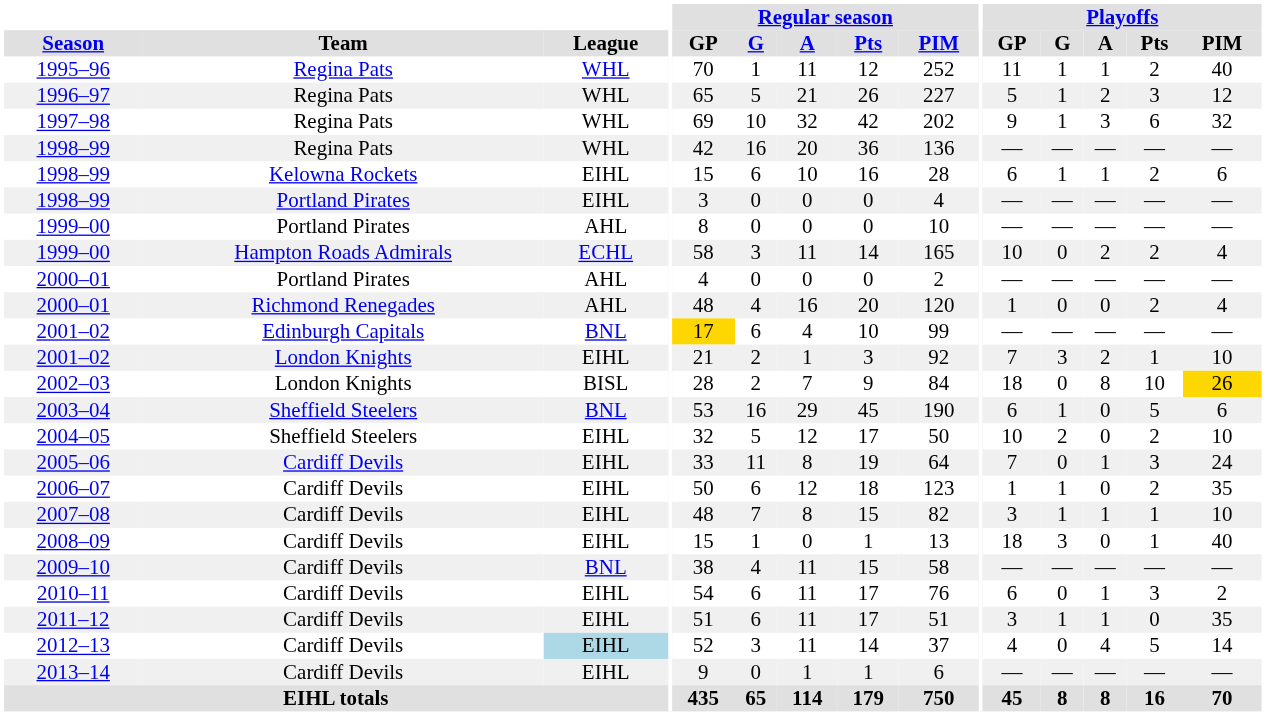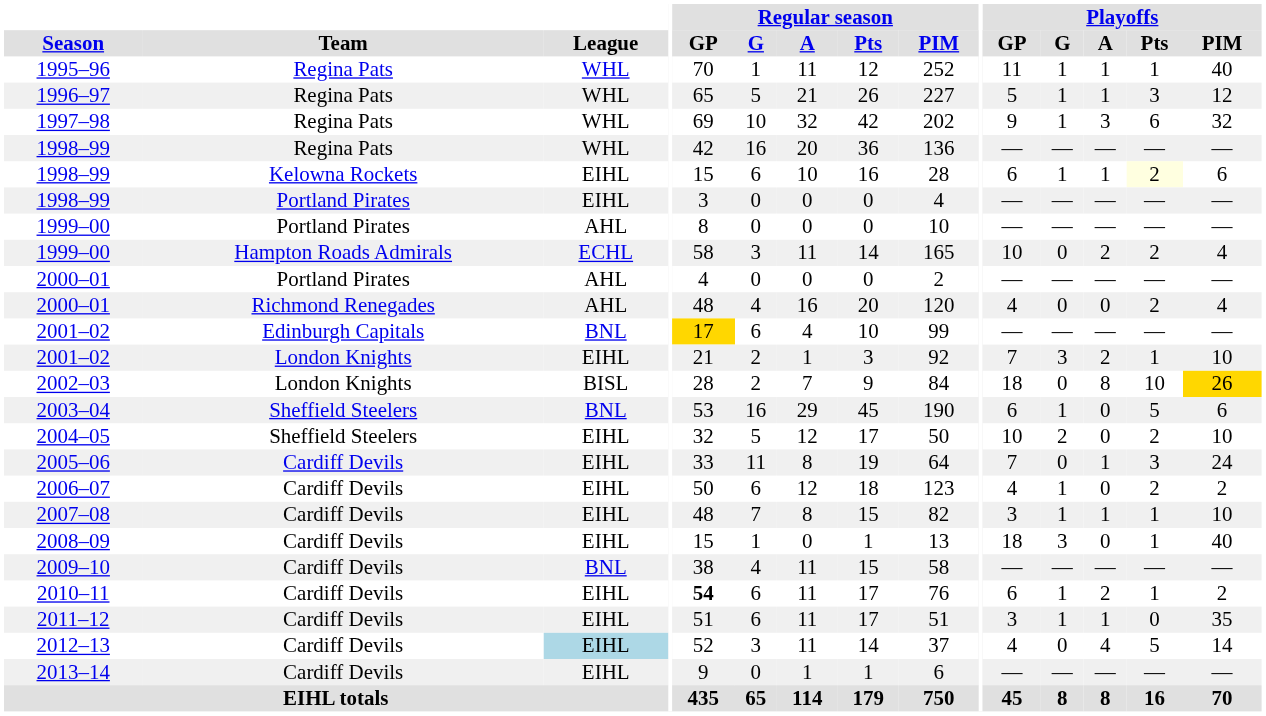(1155, 69) 2 -> (1155, 69) 1
(1105, 95) 2 -> (1105, 95) 1
(1155, 174) no background -> (1155, 174) lightyellow background
(1012, 305) 1 -> (1012, 305) 4
(1012, 488) 1 -> (1012, 488) 4
(1222, 488) 35 -> (1222, 488) 2
(703, 593) normal -> (703, 593) bold
(1062, 593) 0 -> (1062, 593) 1
(1105, 593) 1 -> (1105, 593) 2
(1155, 593) 3 -> (1155, 593) 1
